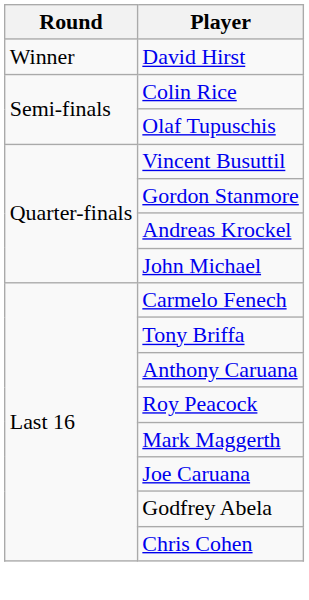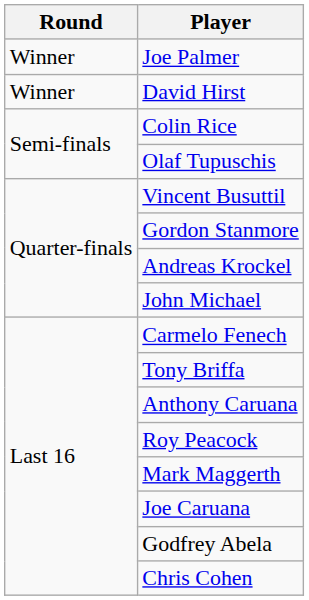+ row: (191, 56)
